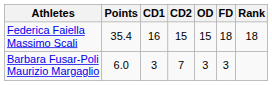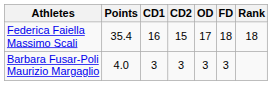(205, 37) 15 -> (205, 37) 17
(121, 66) 6.0 -> (121, 66) 4.0
(181, 66) 7 -> (181, 66) 3
